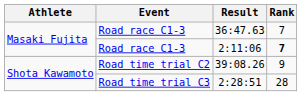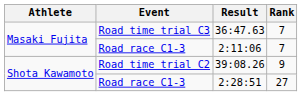(142, 30) Road race C1-3 -> (154, 30) Road time trial C3
(282, 47) bold -> (282, 47) normal
(154, 82) Road time trial C3 -> (142, 82) Road race C1-3
(282, 82) 28 -> (282, 82) 27
